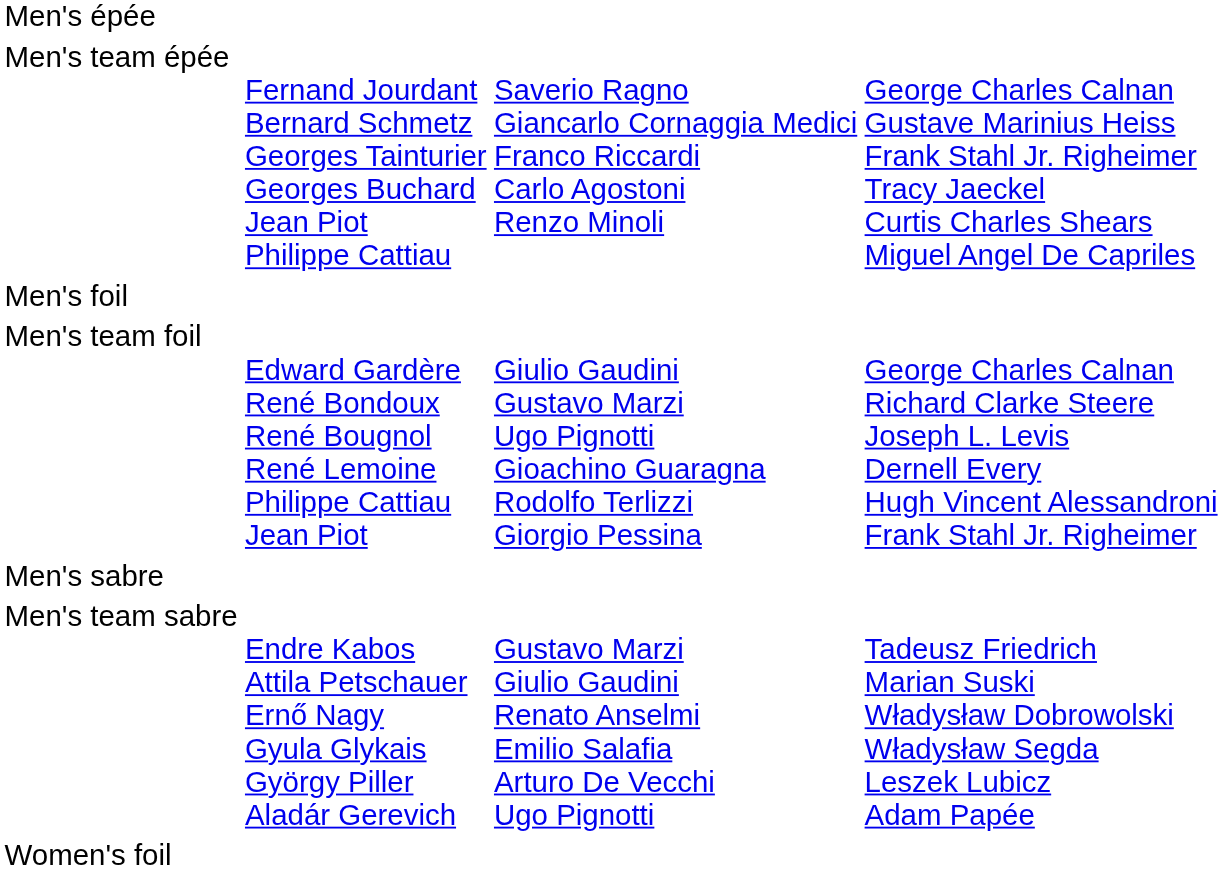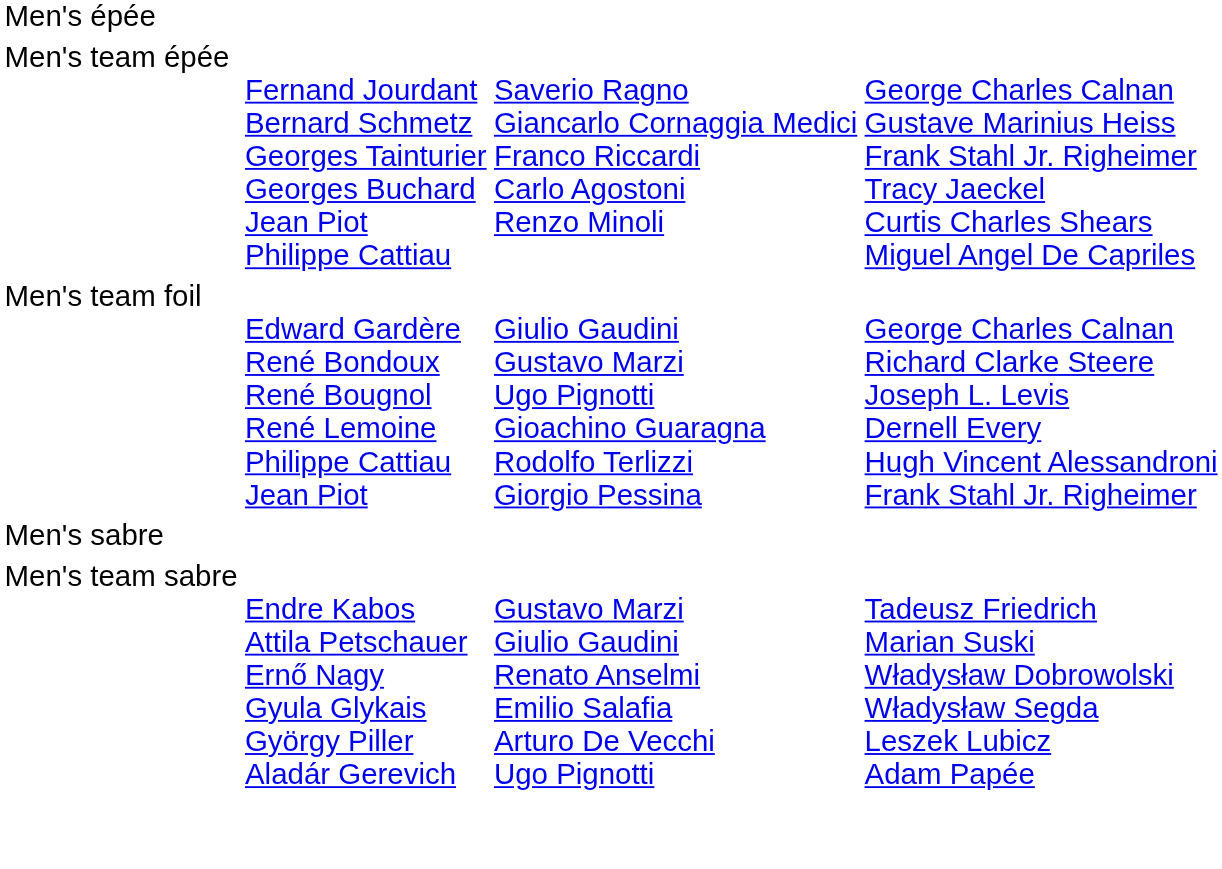- row: (66, 296)
- row: (88, 855)
